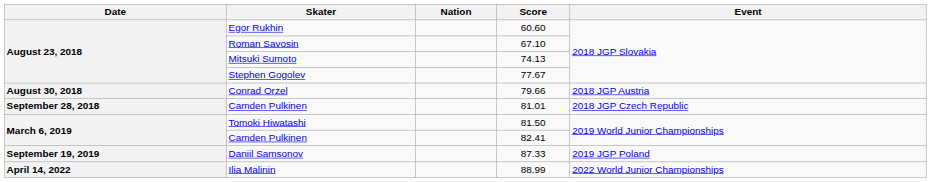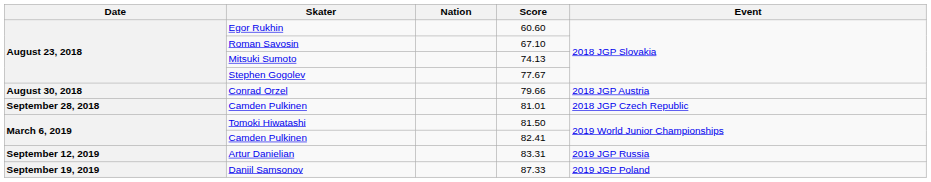+ row: (261, 153)
- row: (252, 169)
